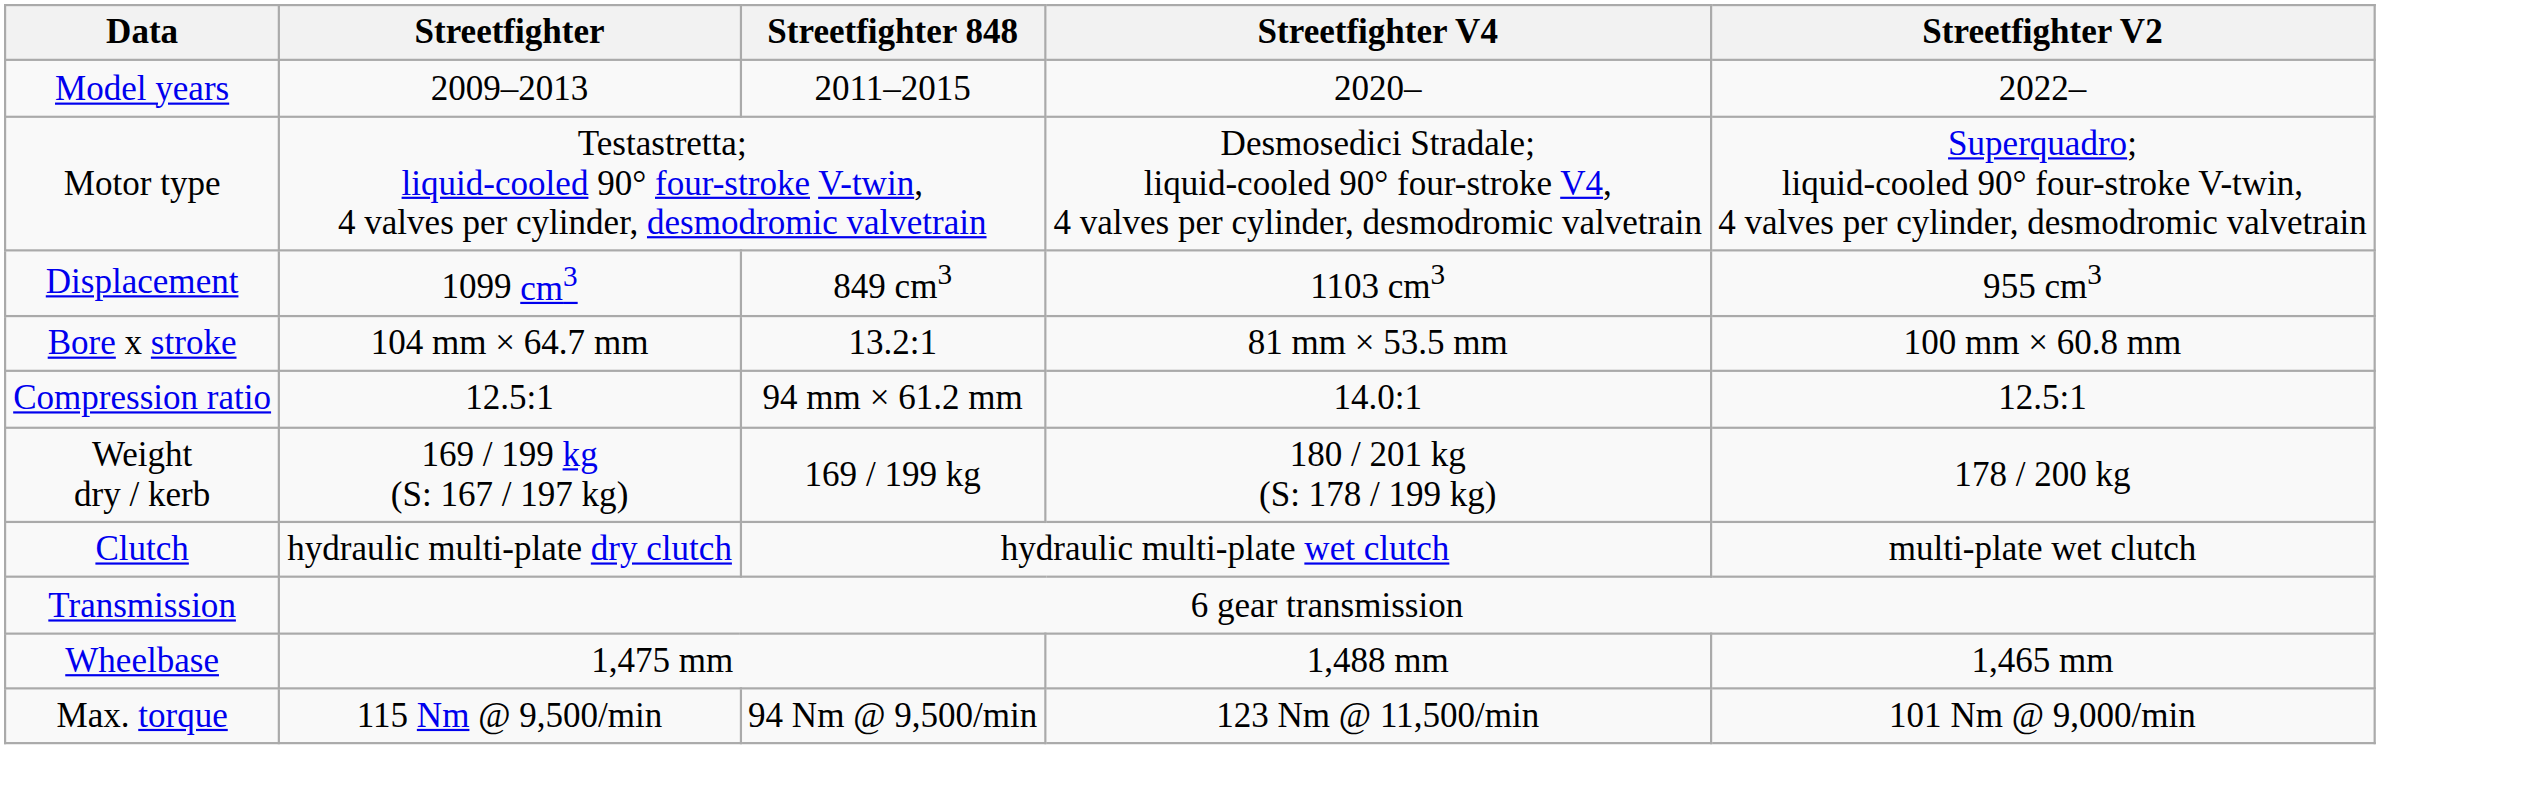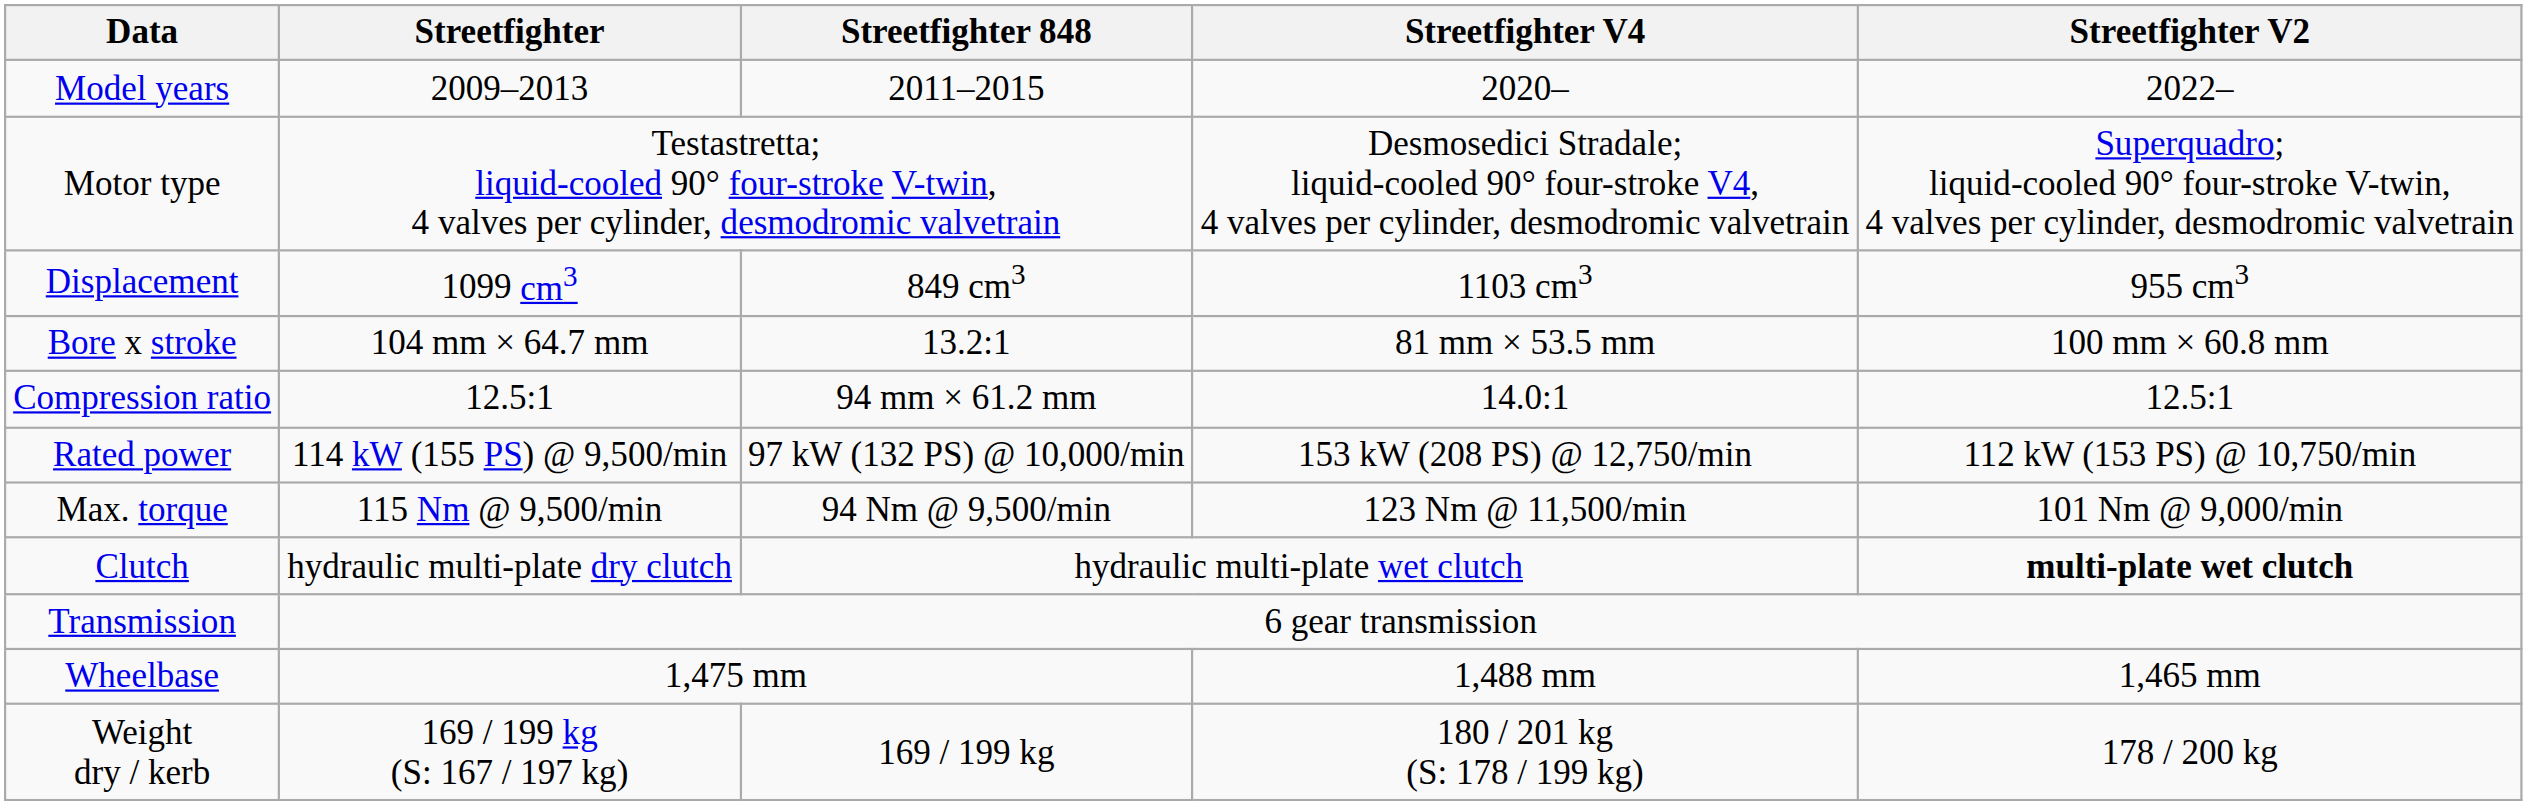+ row: (142, 454)
rows swapped: (142, 715) <-> (142, 473)
(2042, 549) normal -> (2190, 565) bold
